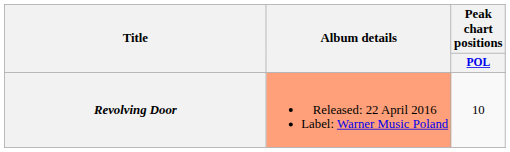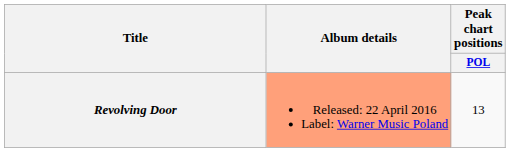(478, 109) 10 -> (478, 109) 13
